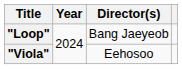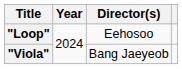(129, 34) Bang Jaeyeob -> (129, 34) Eehosoo
(129, 53) Eehosoo -> (129, 53) Bang Jaeyeob
